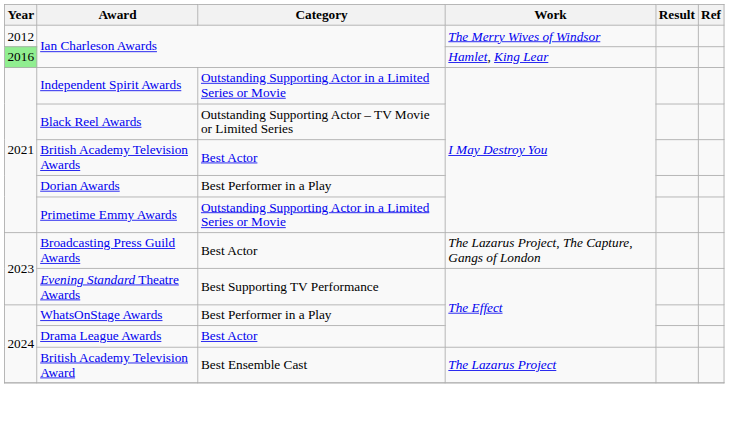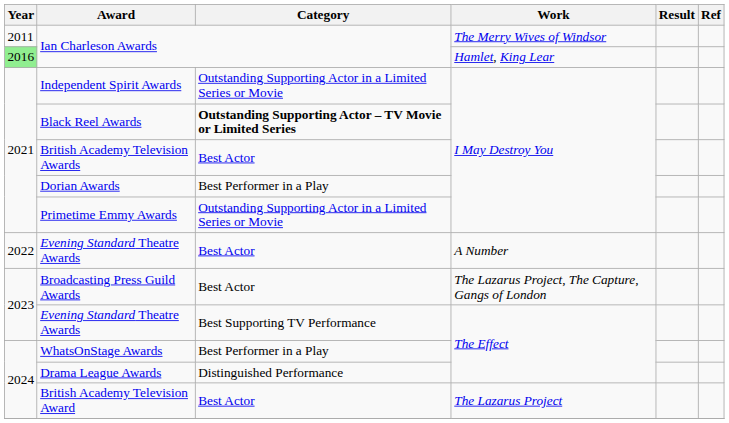(21, 36) 2012 -> (21, 36) 2011
(315, 121) normal -> (320, 121) bold
+ row: (109, 250)
(229, 336) Best Actor -> (271, 372) Distinguished Performance
(254, 364) Best Ensemble Cast -> (226, 400) Best Actor
